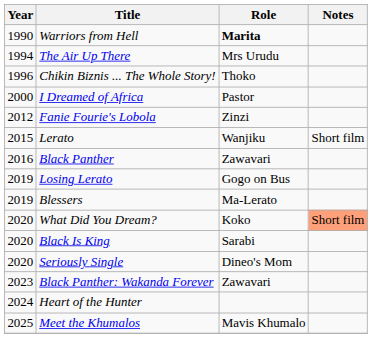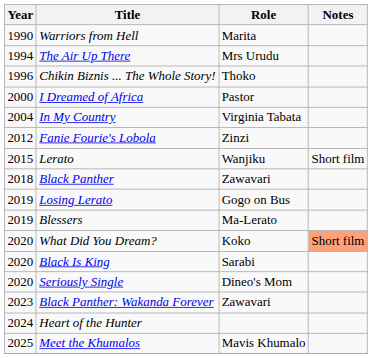(241, 35) bold -> (239, 35) normal
+ row: (77, 117)
(20, 158) 2016 -> (20, 179) 2018
